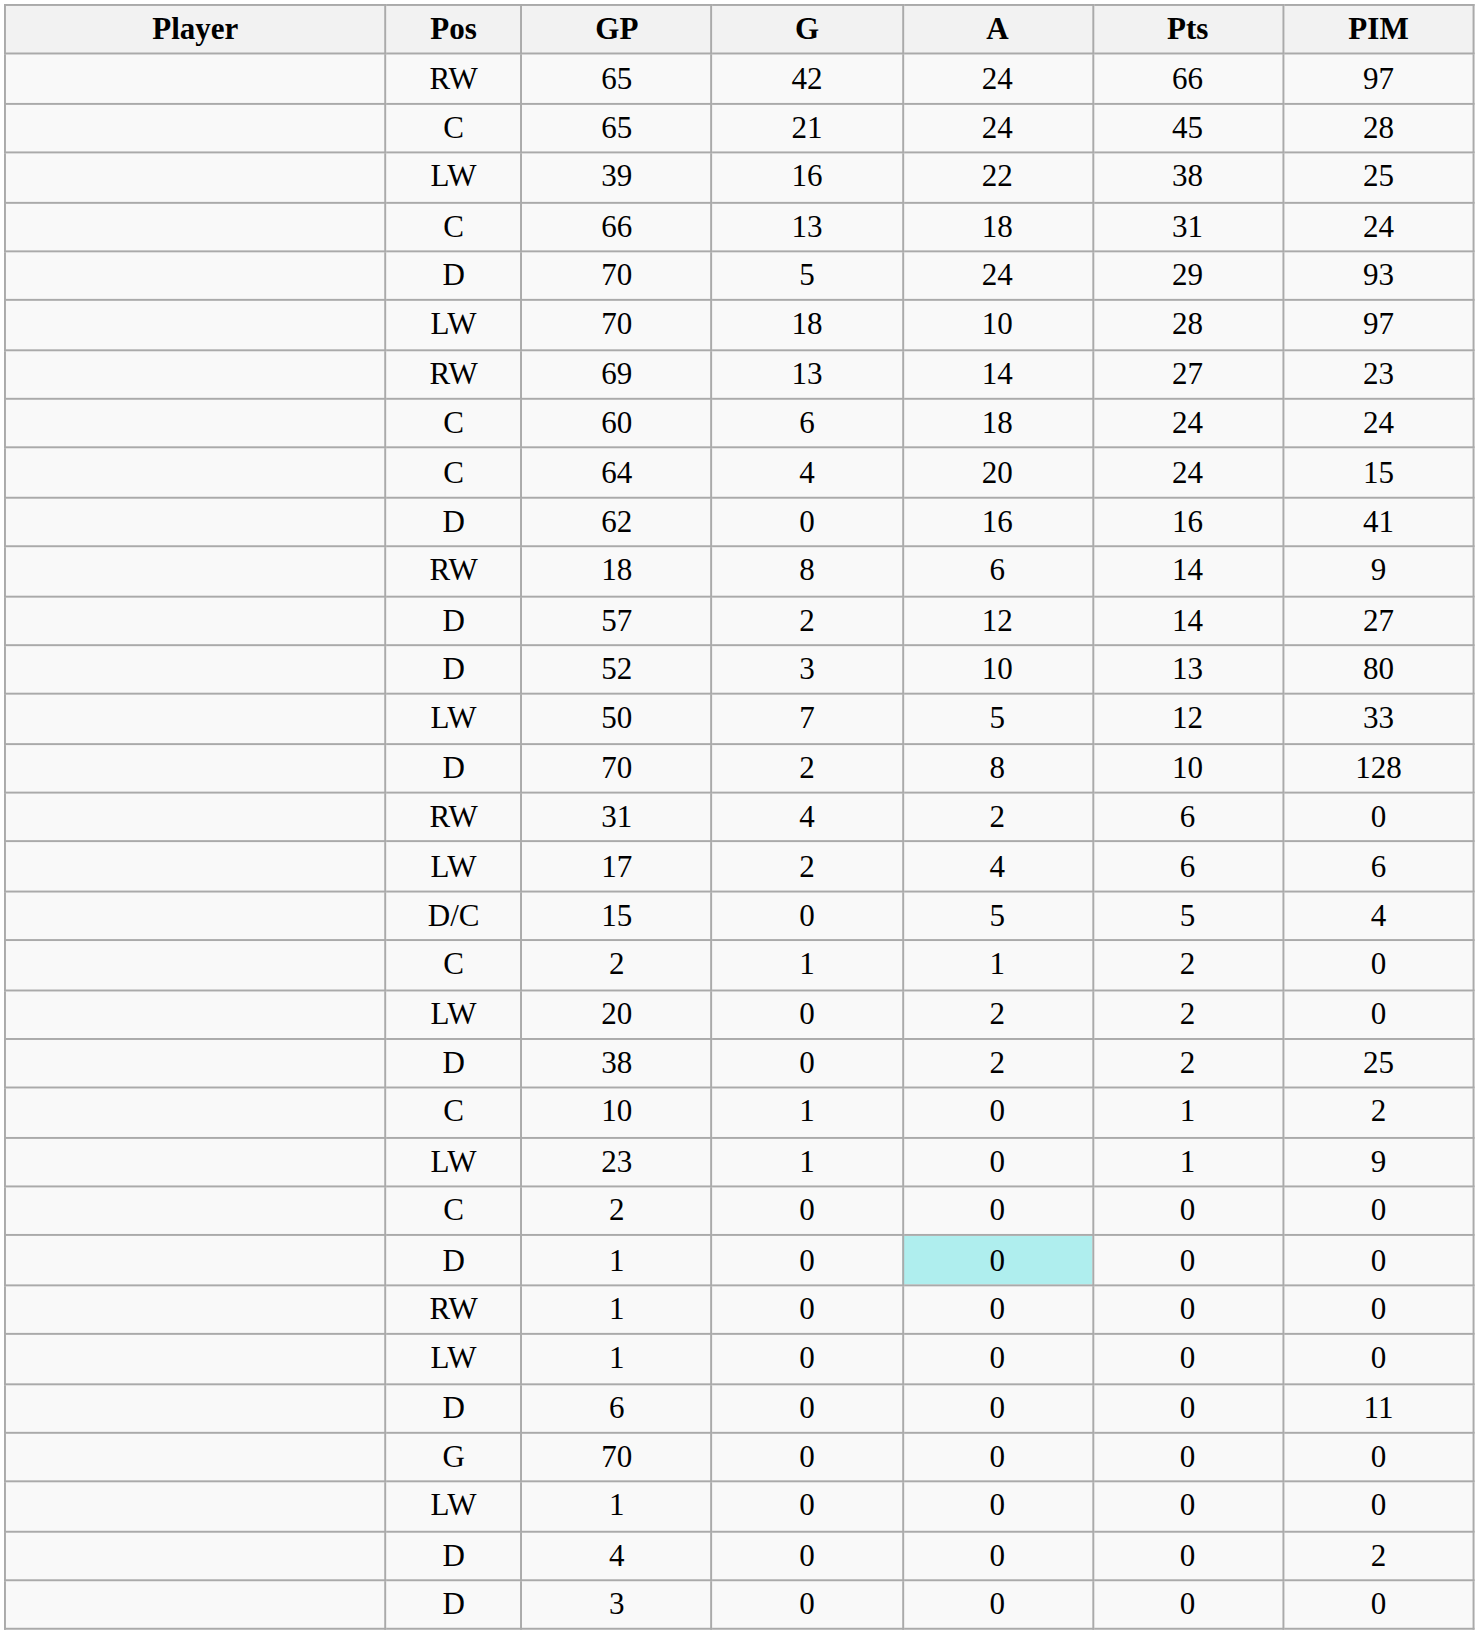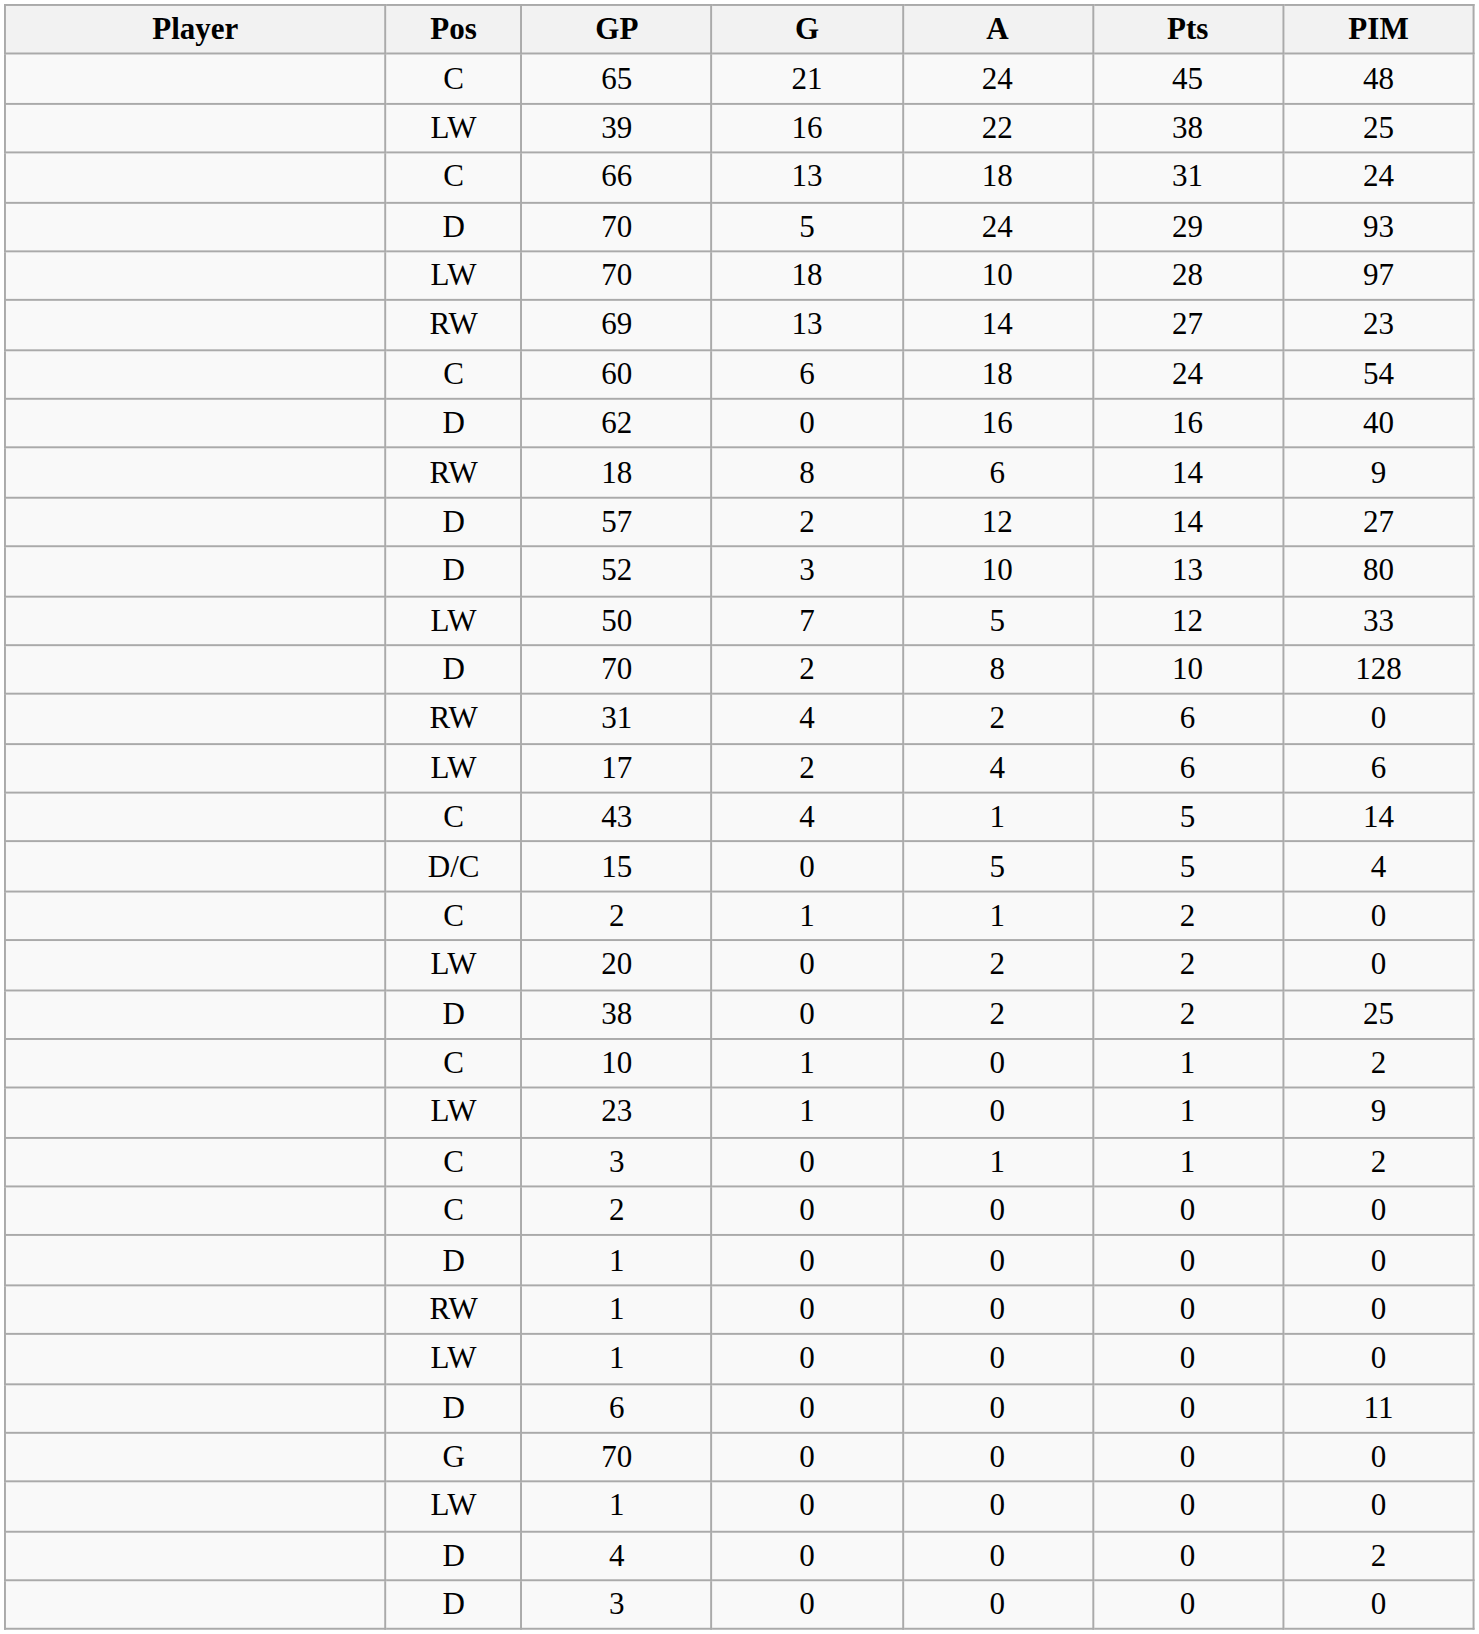- row: (454, 78)
(1379, 127) 28 -> (1379, 78) 48
(1379, 422) 24 -> (1379, 373) 54
- row: (454, 472)
(1379, 521) 41 -> (1379, 422) 40
+ row: (454, 816)
+ row: (454, 1161)
(997, 1259) paleturquoise background -> (997, 1259) no background
